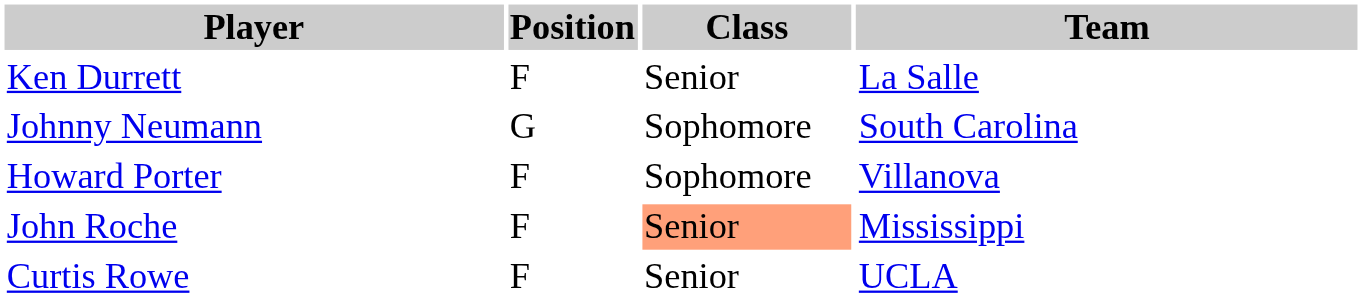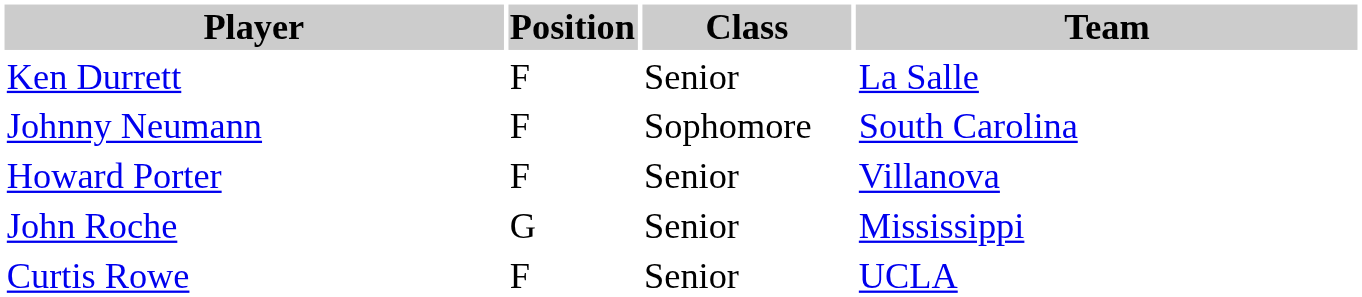(523, 126) G -> (520, 126) F
(728, 176) Sophomore -> (691, 176) Senior
(520, 226) F -> (523, 226) G
(691, 226) lightsalmon background -> (691, 226) no background
